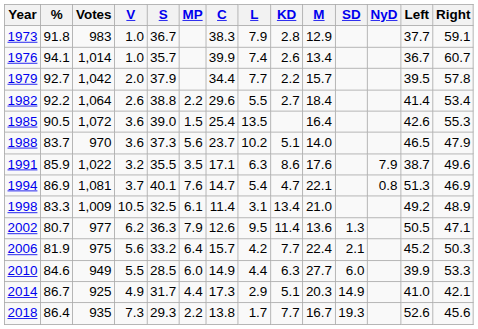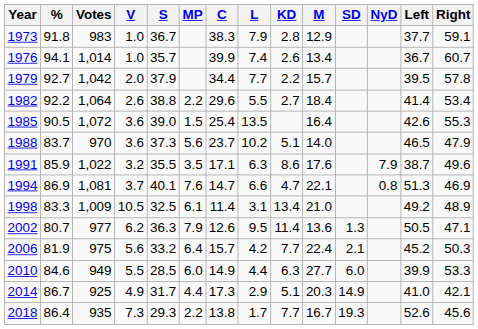(258, 185) 5.4 -> (258, 185) 6.6
